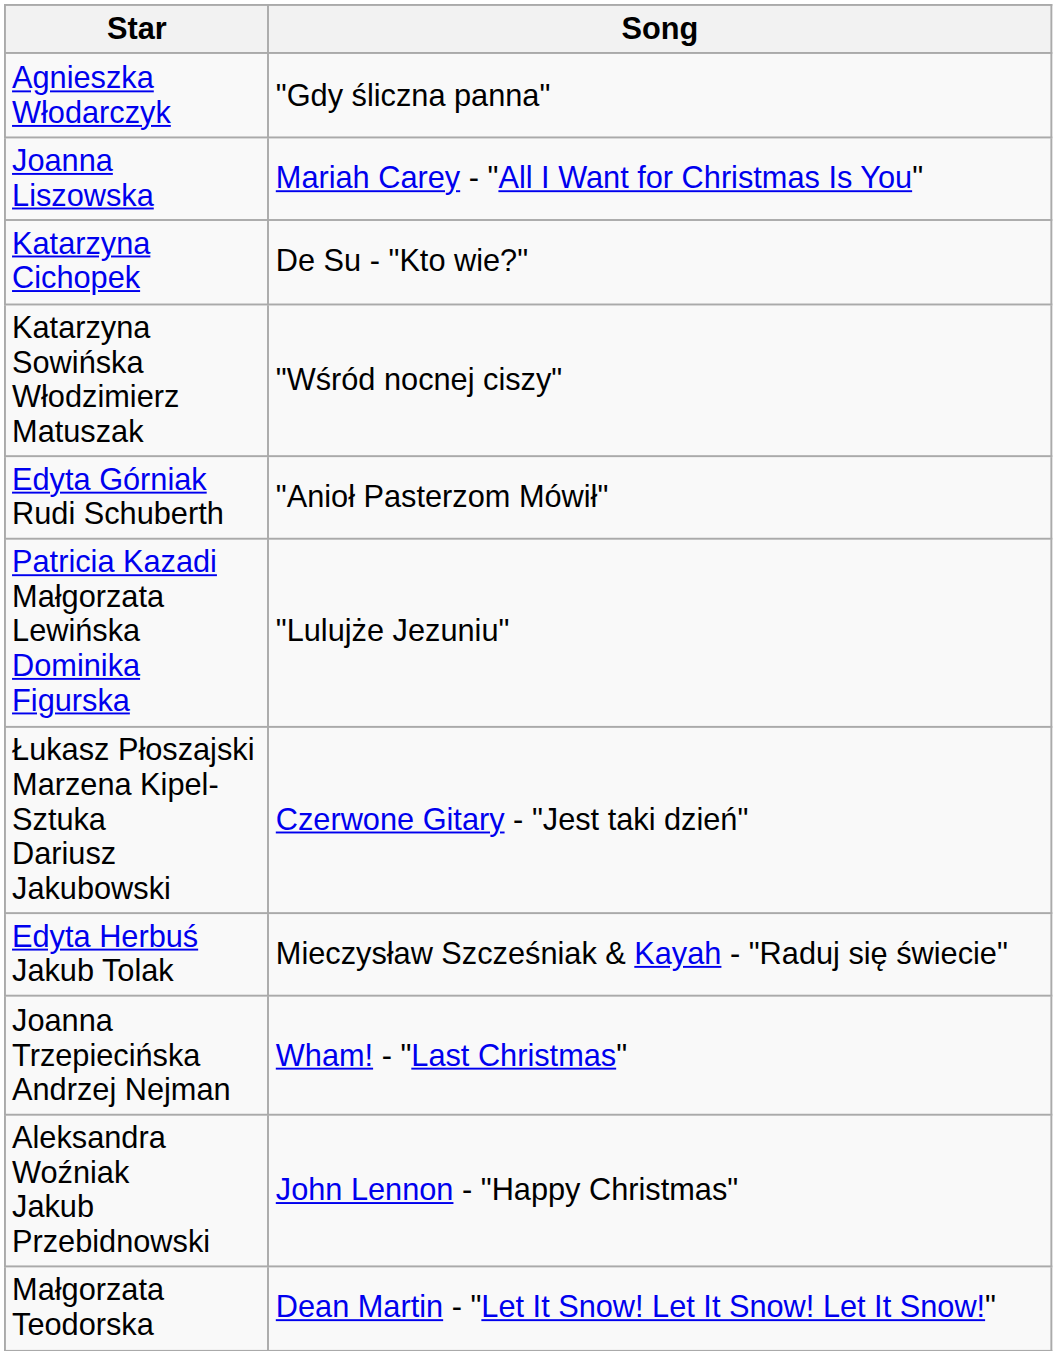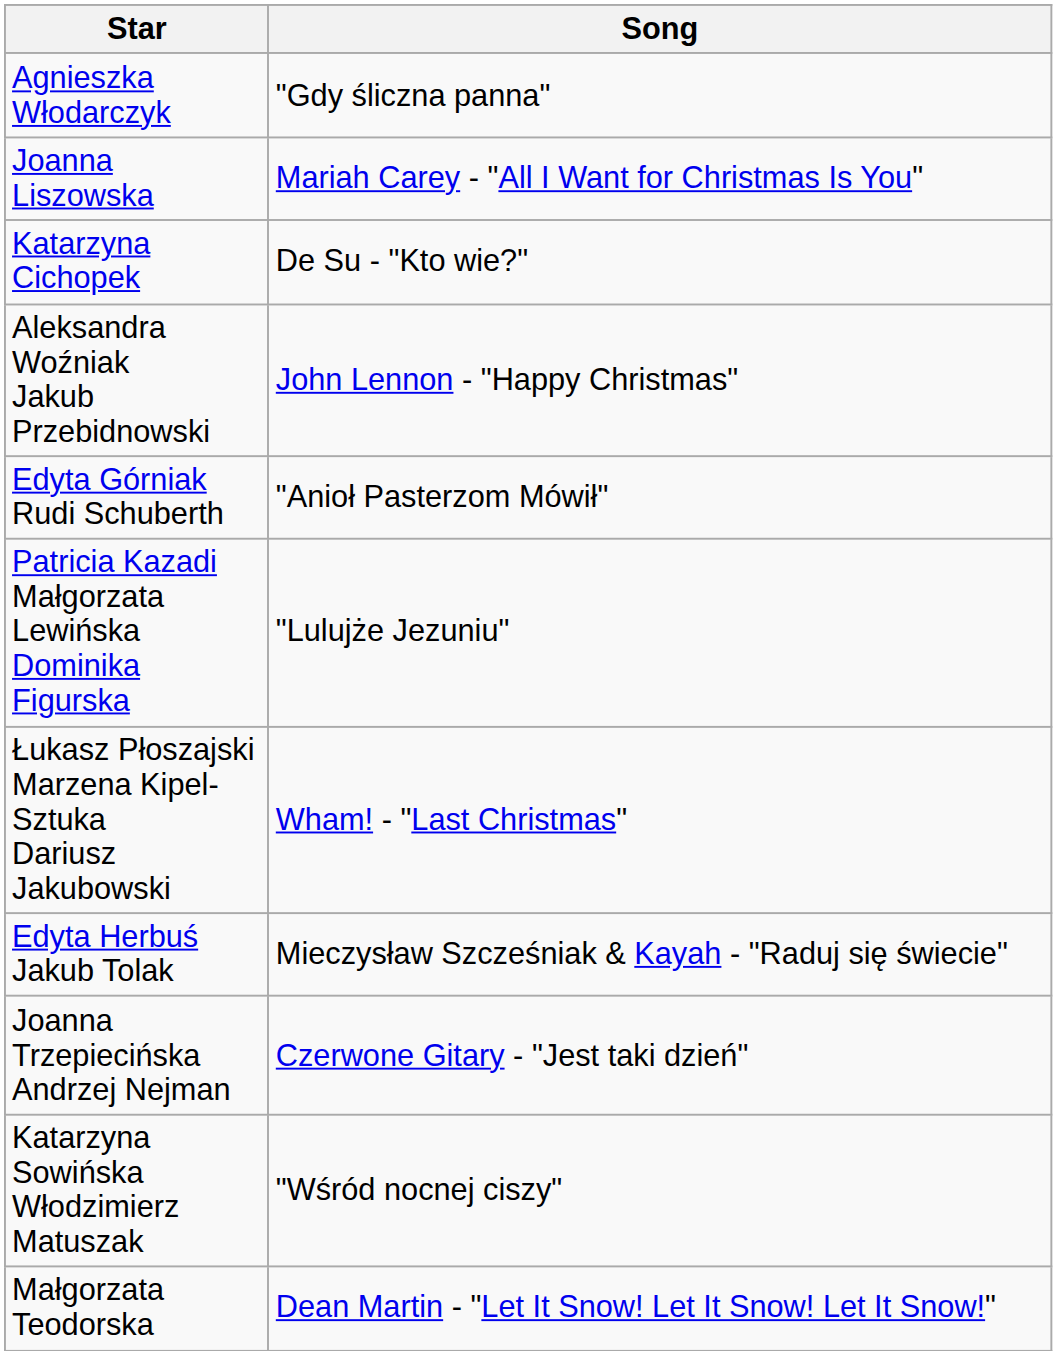rows swapped: (96, 379) <-> (111, 1189)
(512, 819) Czerwone Gitary - "Jest taki dzień" -> (451, 819) Wham! - "Last Christmas"
(451, 1054) Wham! - "Last Christmas" -> (512, 1054) Czerwone Gitary - "Jest taki dzień"
